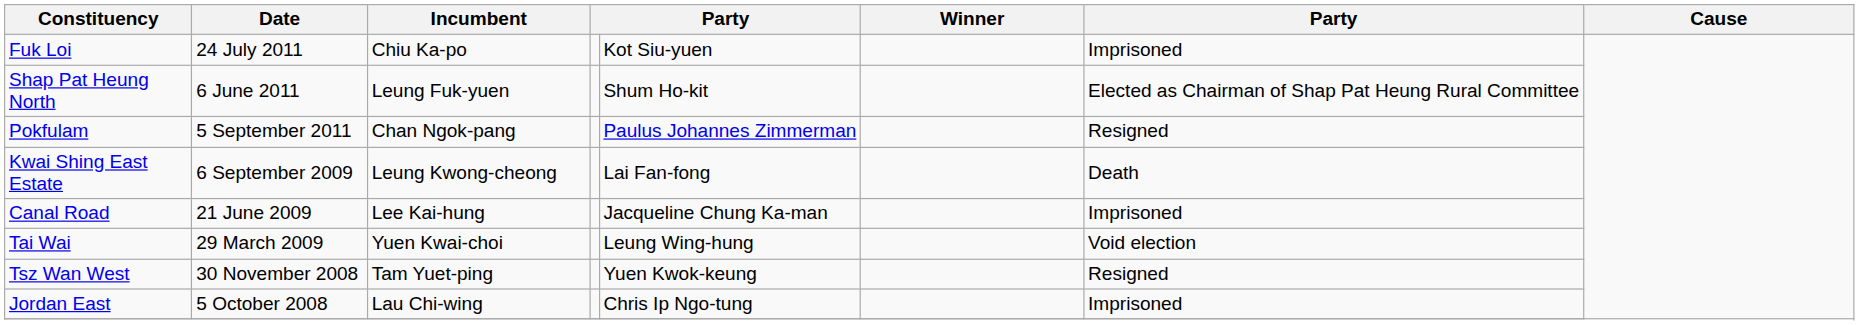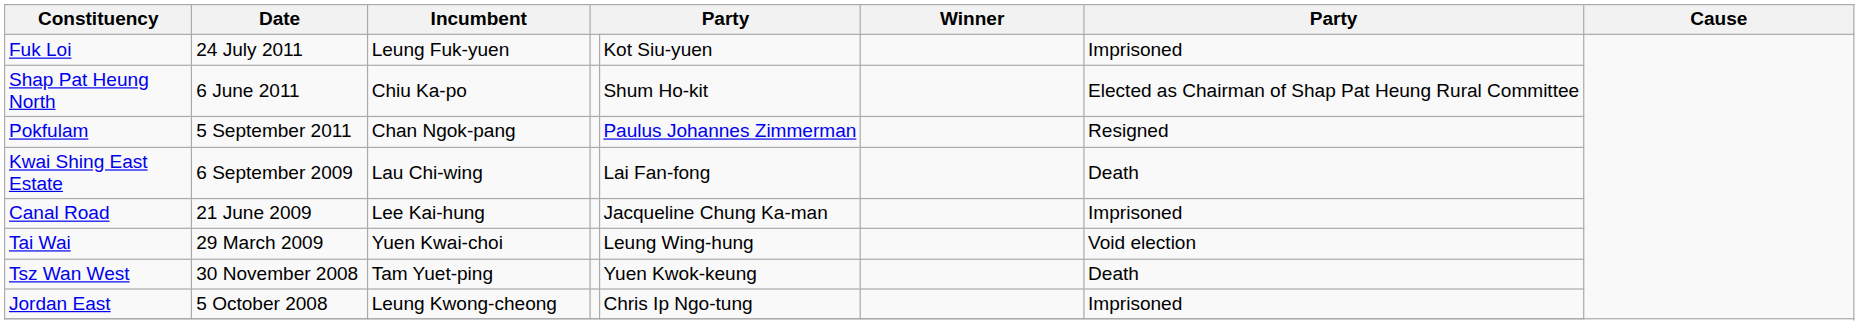(419, 49) Chiu Ka-po -> (440, 49) Leung Fuk-yuen
(440, 90) Leung Fuk-yuen -> (419, 90) Chiu Ka-po
(464, 172) Leung Kwong-cheong -> (427, 172) Lau Chi-wing
(1128, 273) Resigned -> (1113, 273) Death
(427, 304) Lau Chi-wing -> (464, 304) Leung Kwong-cheong
